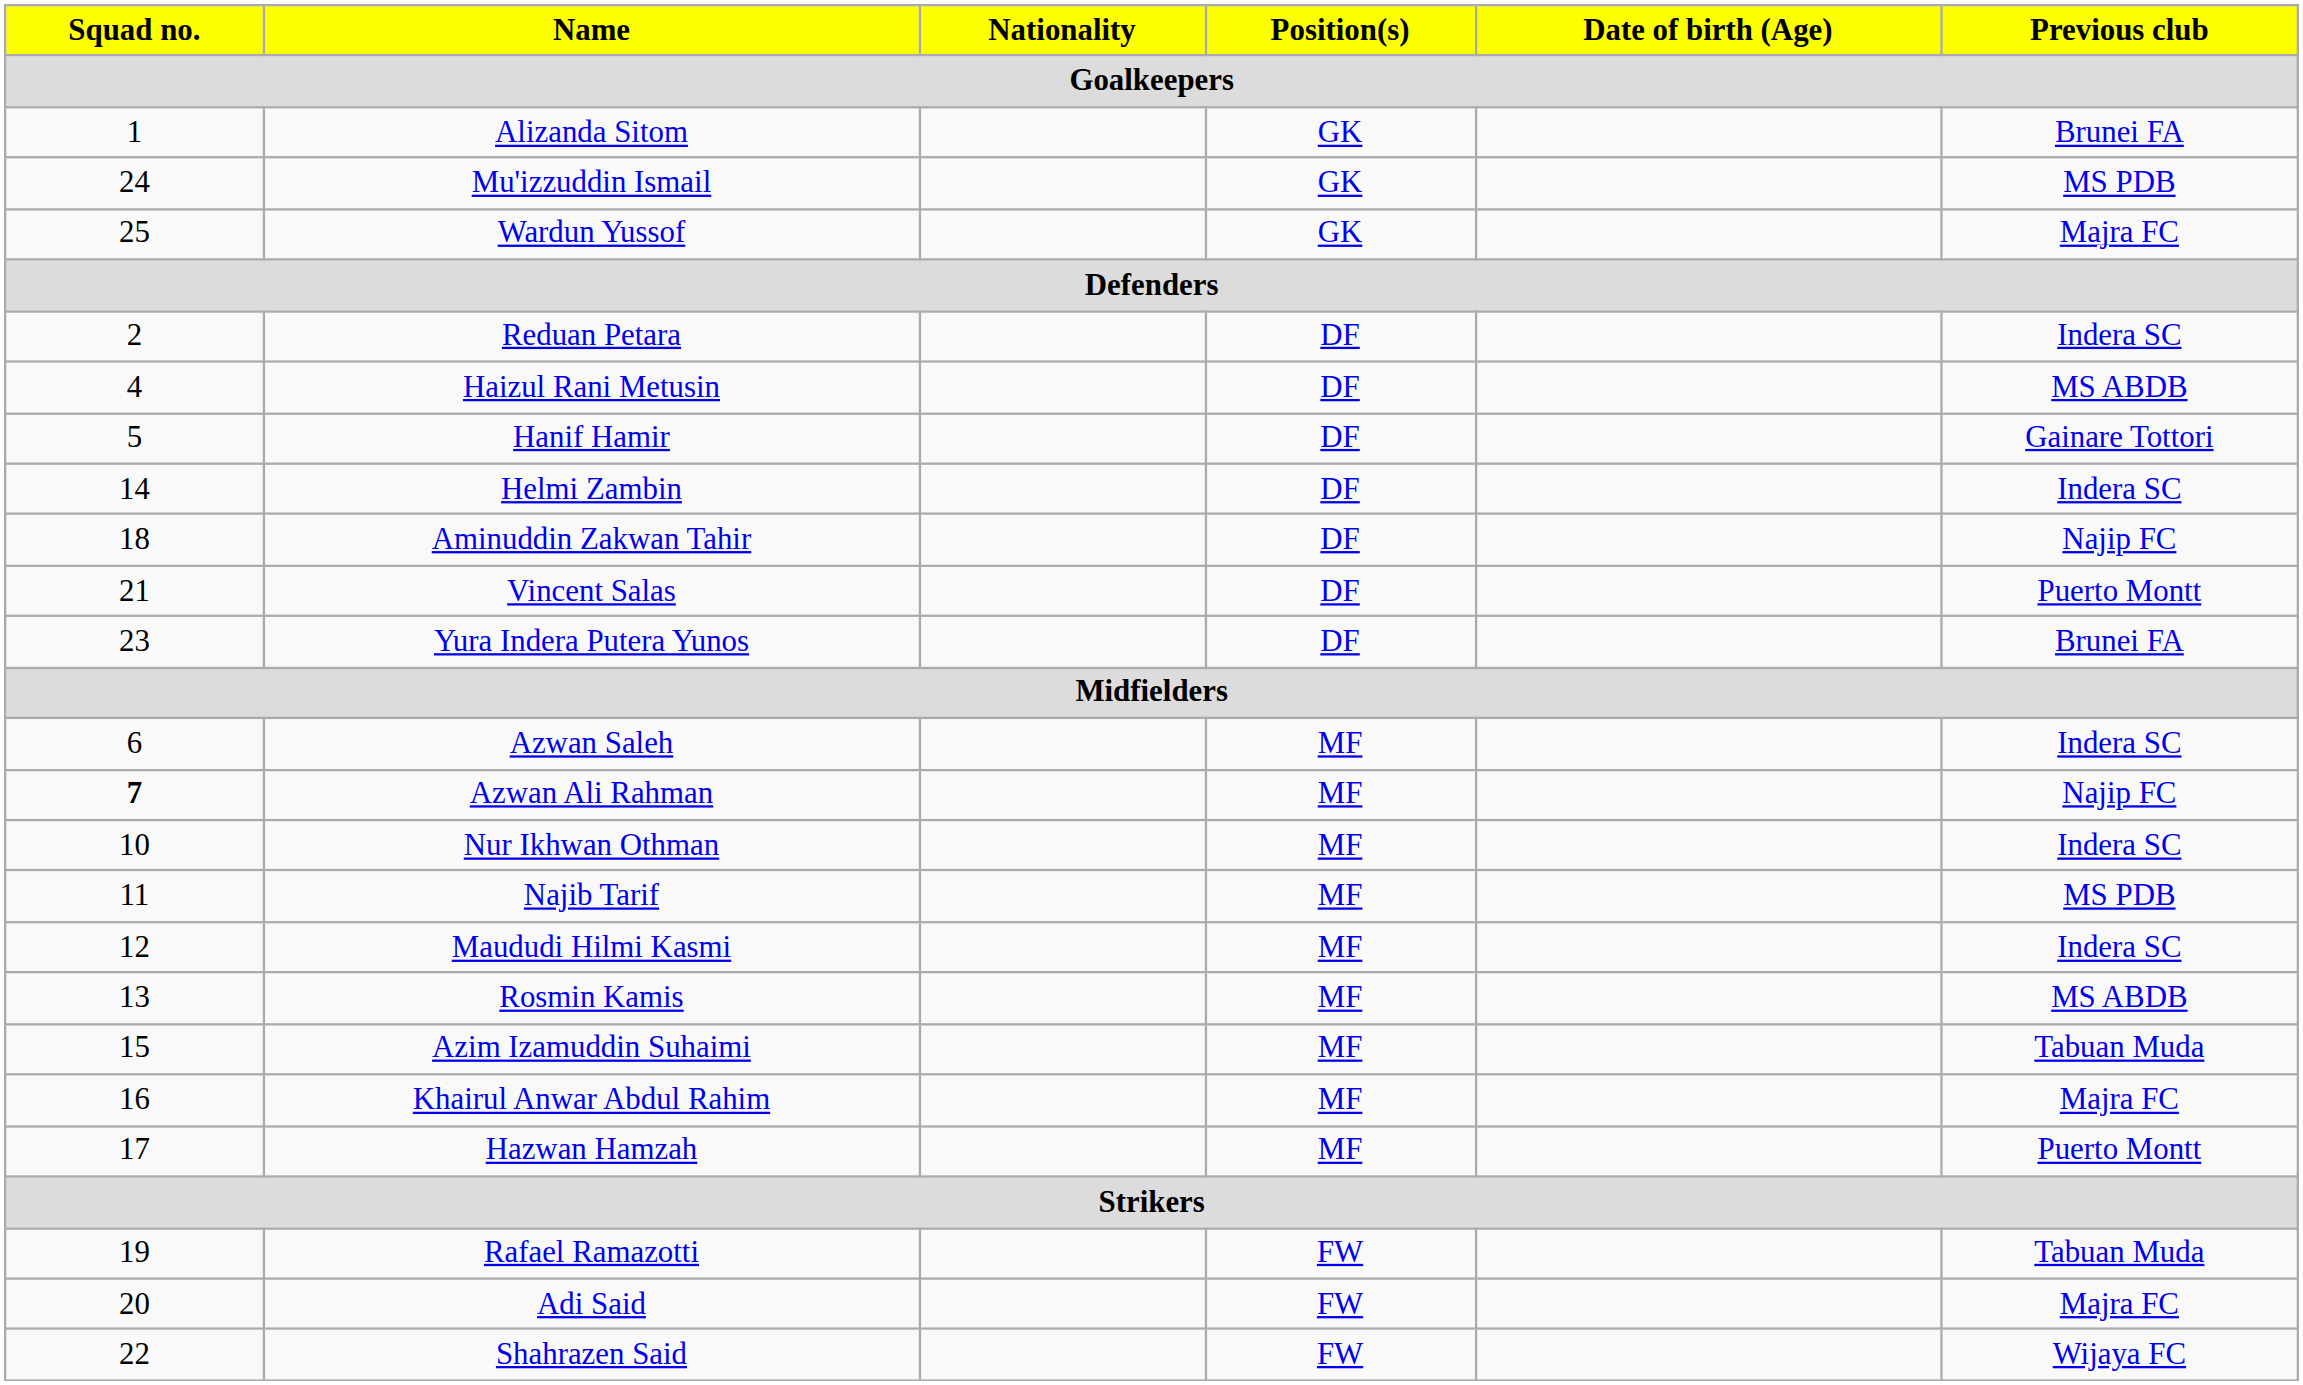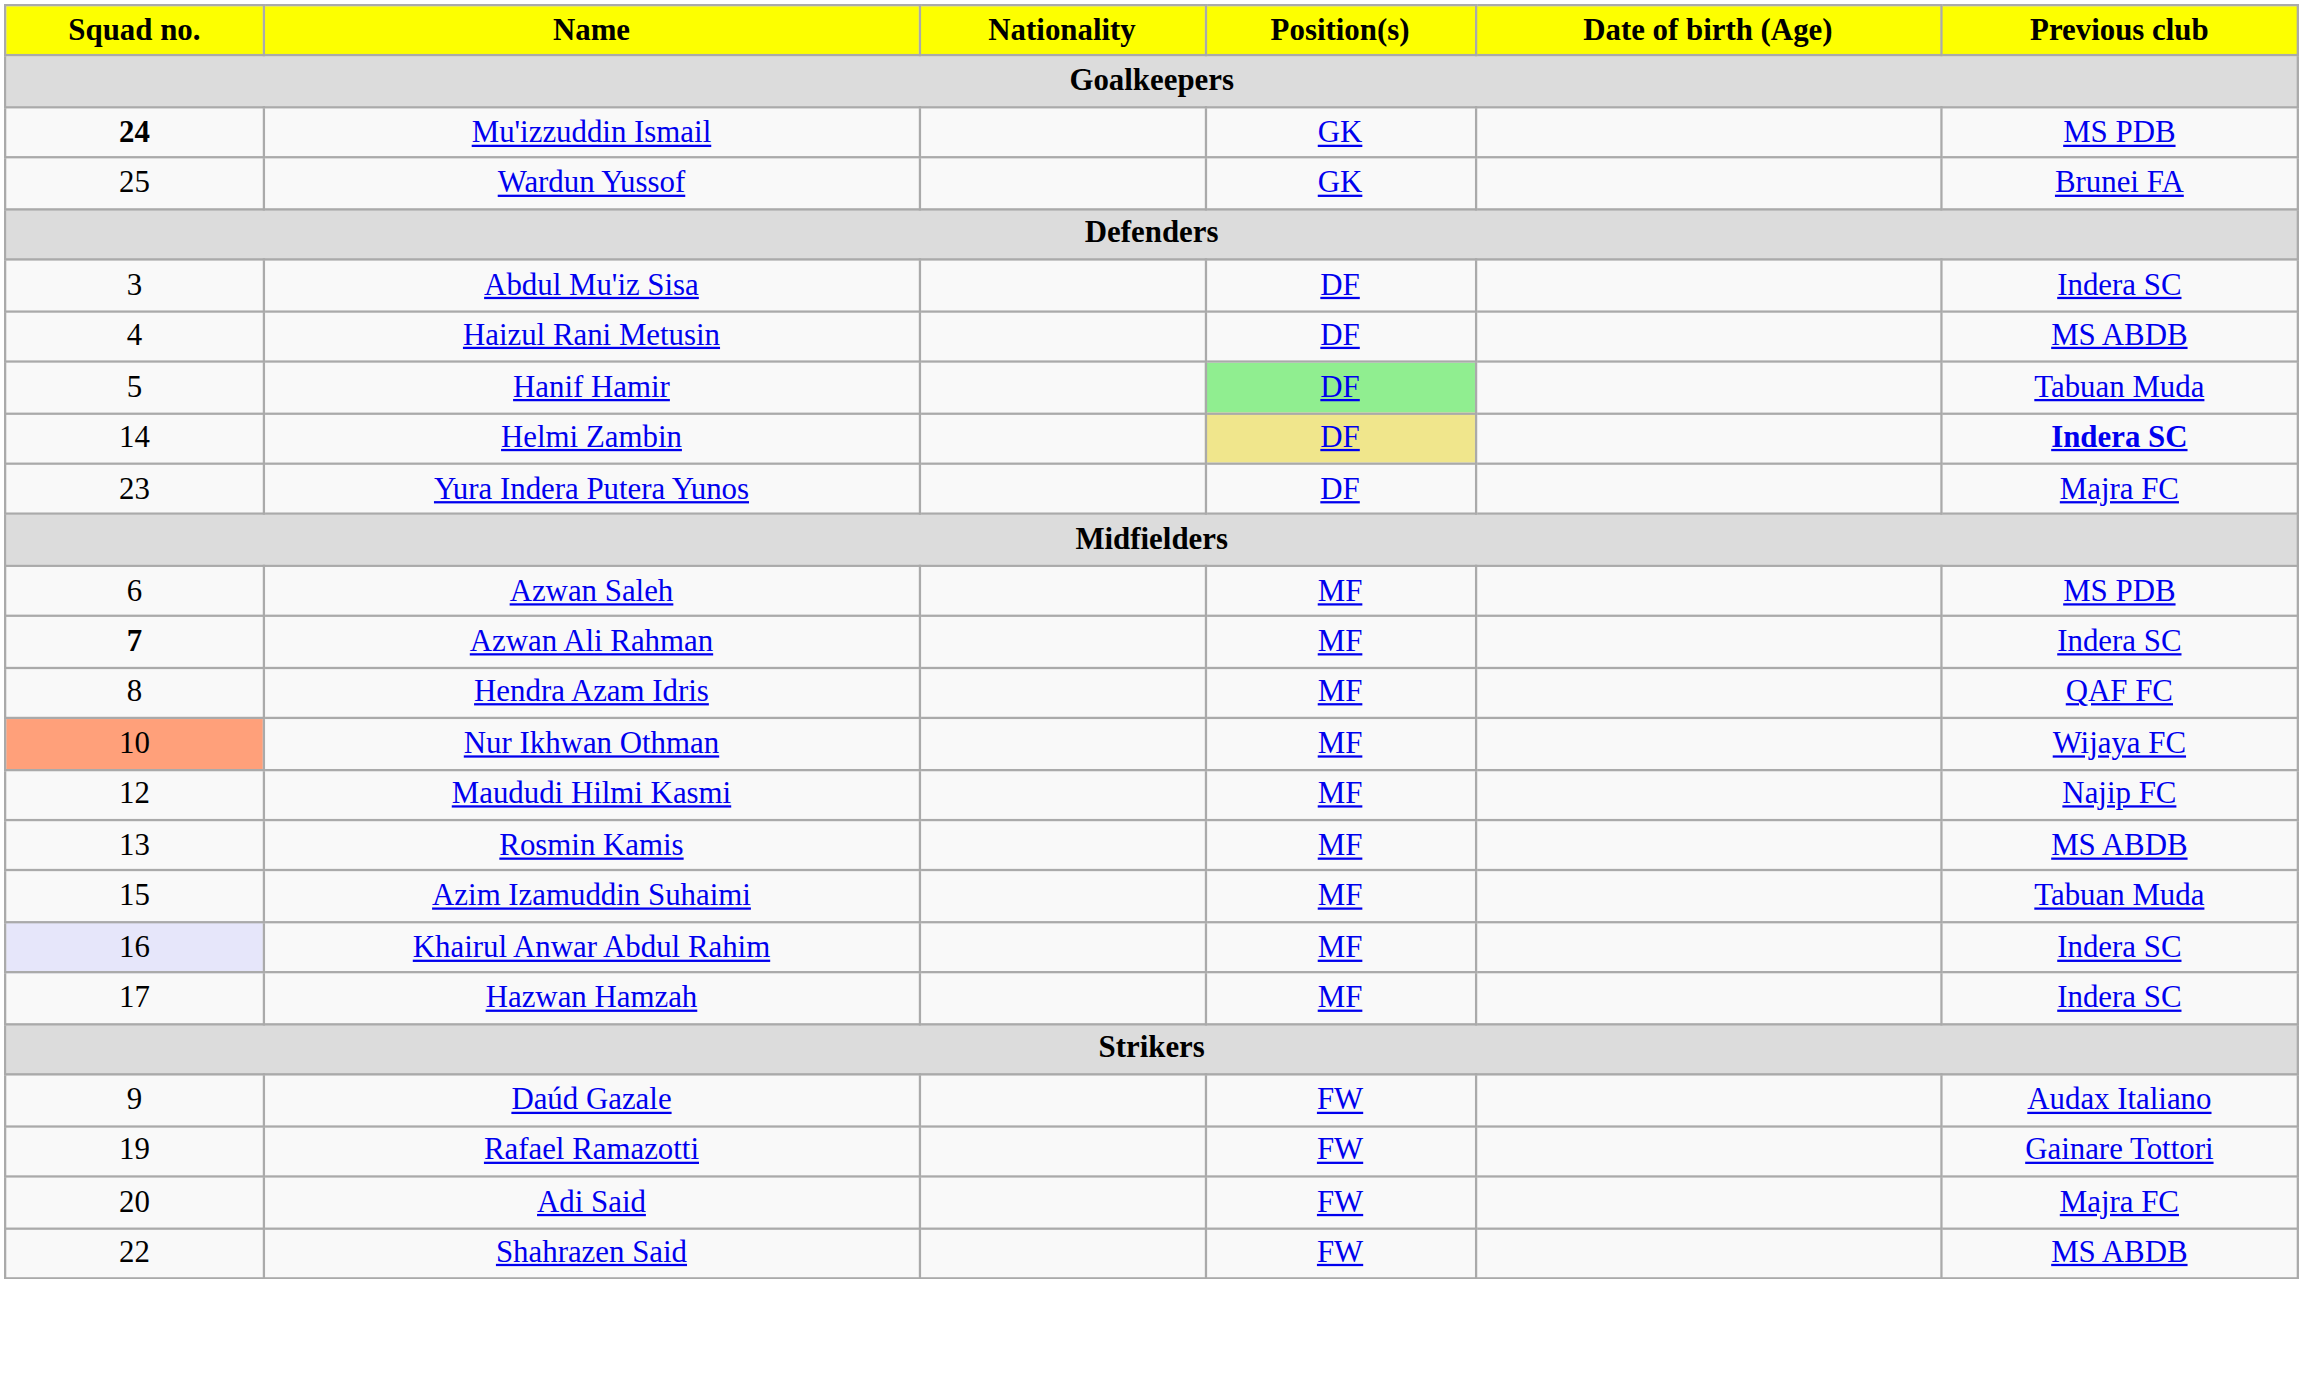- row: (591, 131)
(134, 182) normal -> (134, 131) bold
(2119, 233) Majra FC -> (2119, 182) Brunei FA
- row: (591, 335)
+ row: (591, 284)
(1340, 437) no background -> (1340, 386) lightgreen background
(2119, 437) Gainare Tottori -> (2119, 386) Tabuan Muda
(1340, 487) no background -> (1340, 437) khaki background
(2119, 487) normal -> (2119, 437) bold
- row: (591, 538)
- row: (591, 589)
(2119, 640) Brunei FA -> (2119, 487) Majra FC
(2119, 742) Indera SC -> (2119, 589) MS PDB
(2119, 793) Najip FC -> (2119, 640) Indera SC
+ row: (591, 691)
(134, 844) no background -> (134, 742) lightsalmon background
(2119, 844) Indera SC -> (2119, 742) Wijaya FC
- row: (591, 895)
(2119, 946) Indera SC -> (2119, 793) Najip FC
(134, 1099) no background -> (134, 946) lavender background
(2119, 1099) Majra FC -> (2119, 946) Indera SC
(2119, 1150) Puerto Montt -> (2119, 997) Indera SC
+ row: (591, 1099)
(2119, 1251) Tabuan Muda -> (2119, 1150) Gainare Tottori
(2119, 1353) Wijaya FC -> (2119, 1251) MS ABDB
